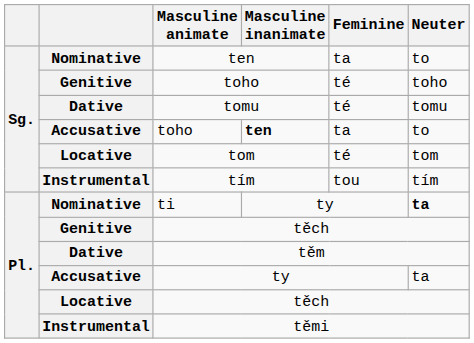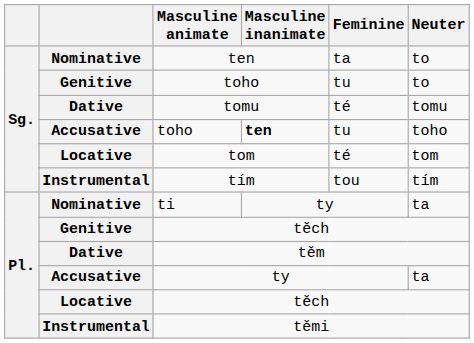(342, 83) té -> (342, 83) tu
(430, 83) toho -> (421, 83) to
(342, 131) ta -> (342, 131) tu
(421, 131) to -> (430, 131) toho
(421, 205) bold -> (421, 205) normal
